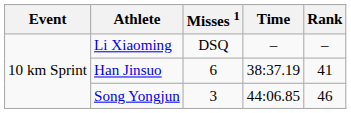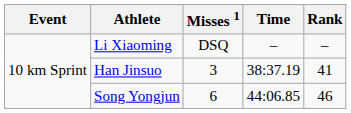(213, 71) 6 -> (213, 71) 3
(213, 96) 3 -> (213, 96) 6
